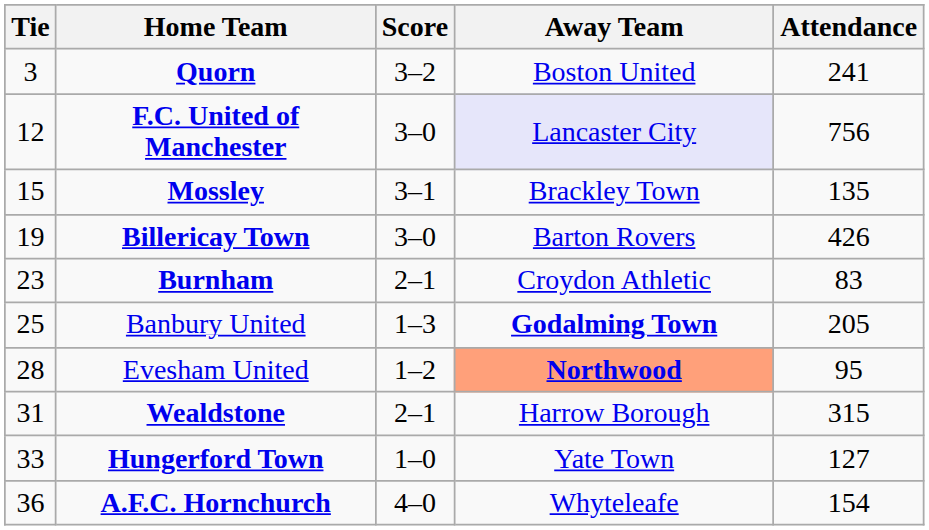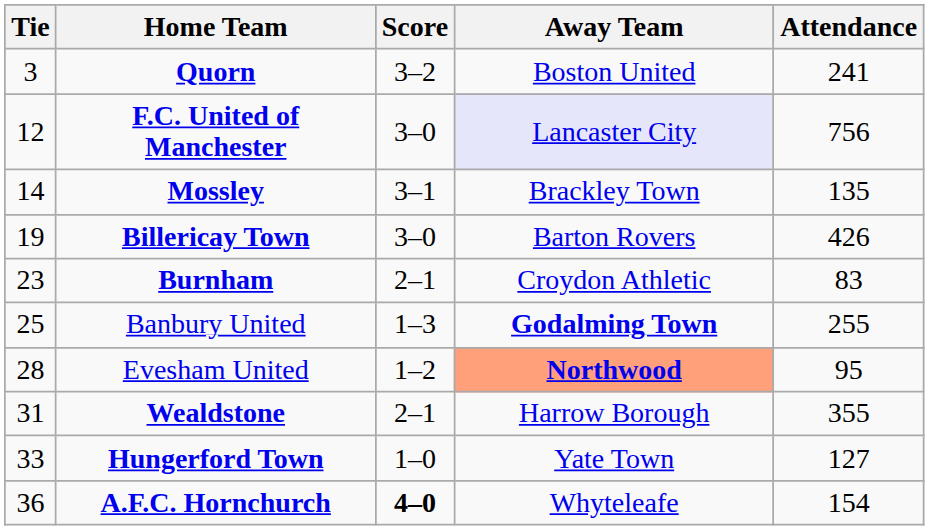(31, 191) 15 -> (31, 191) 14
(849, 324) 205 -> (849, 324) 255
(849, 413) 315 -> (849, 413) 355
(415, 502) normal -> (415, 502) bold
